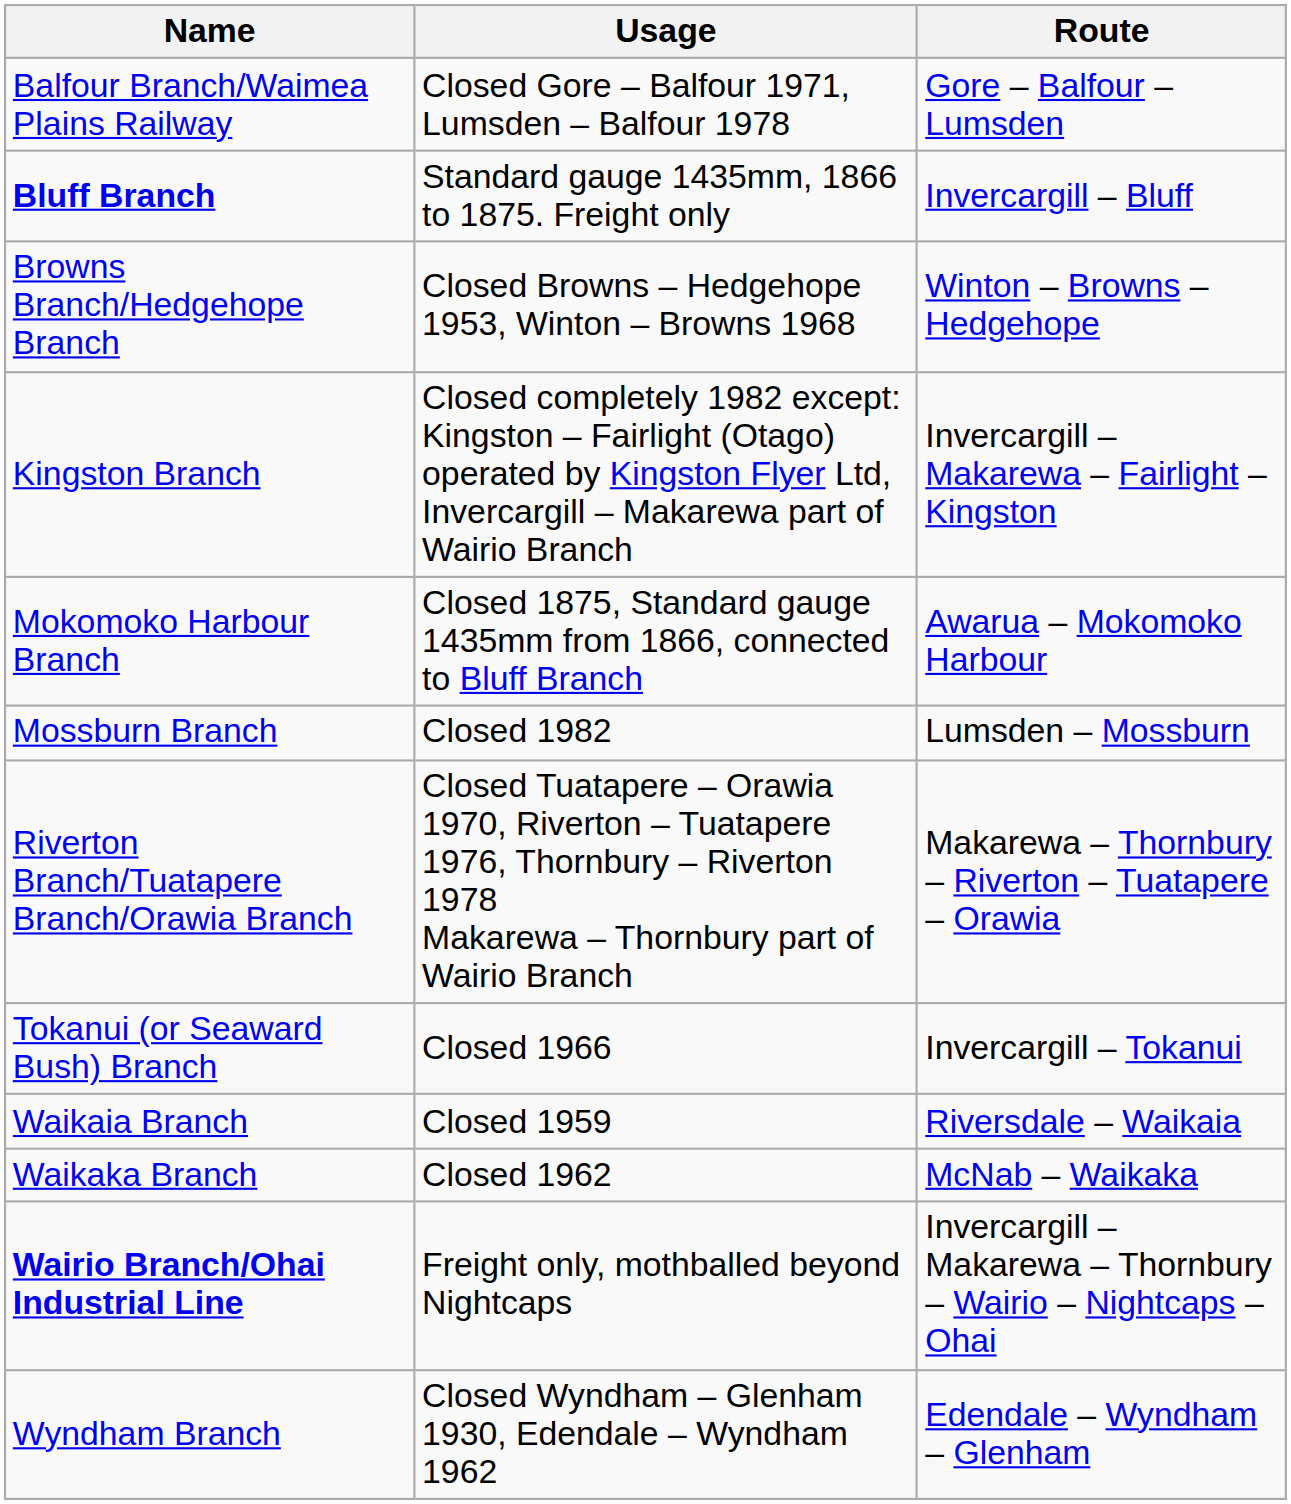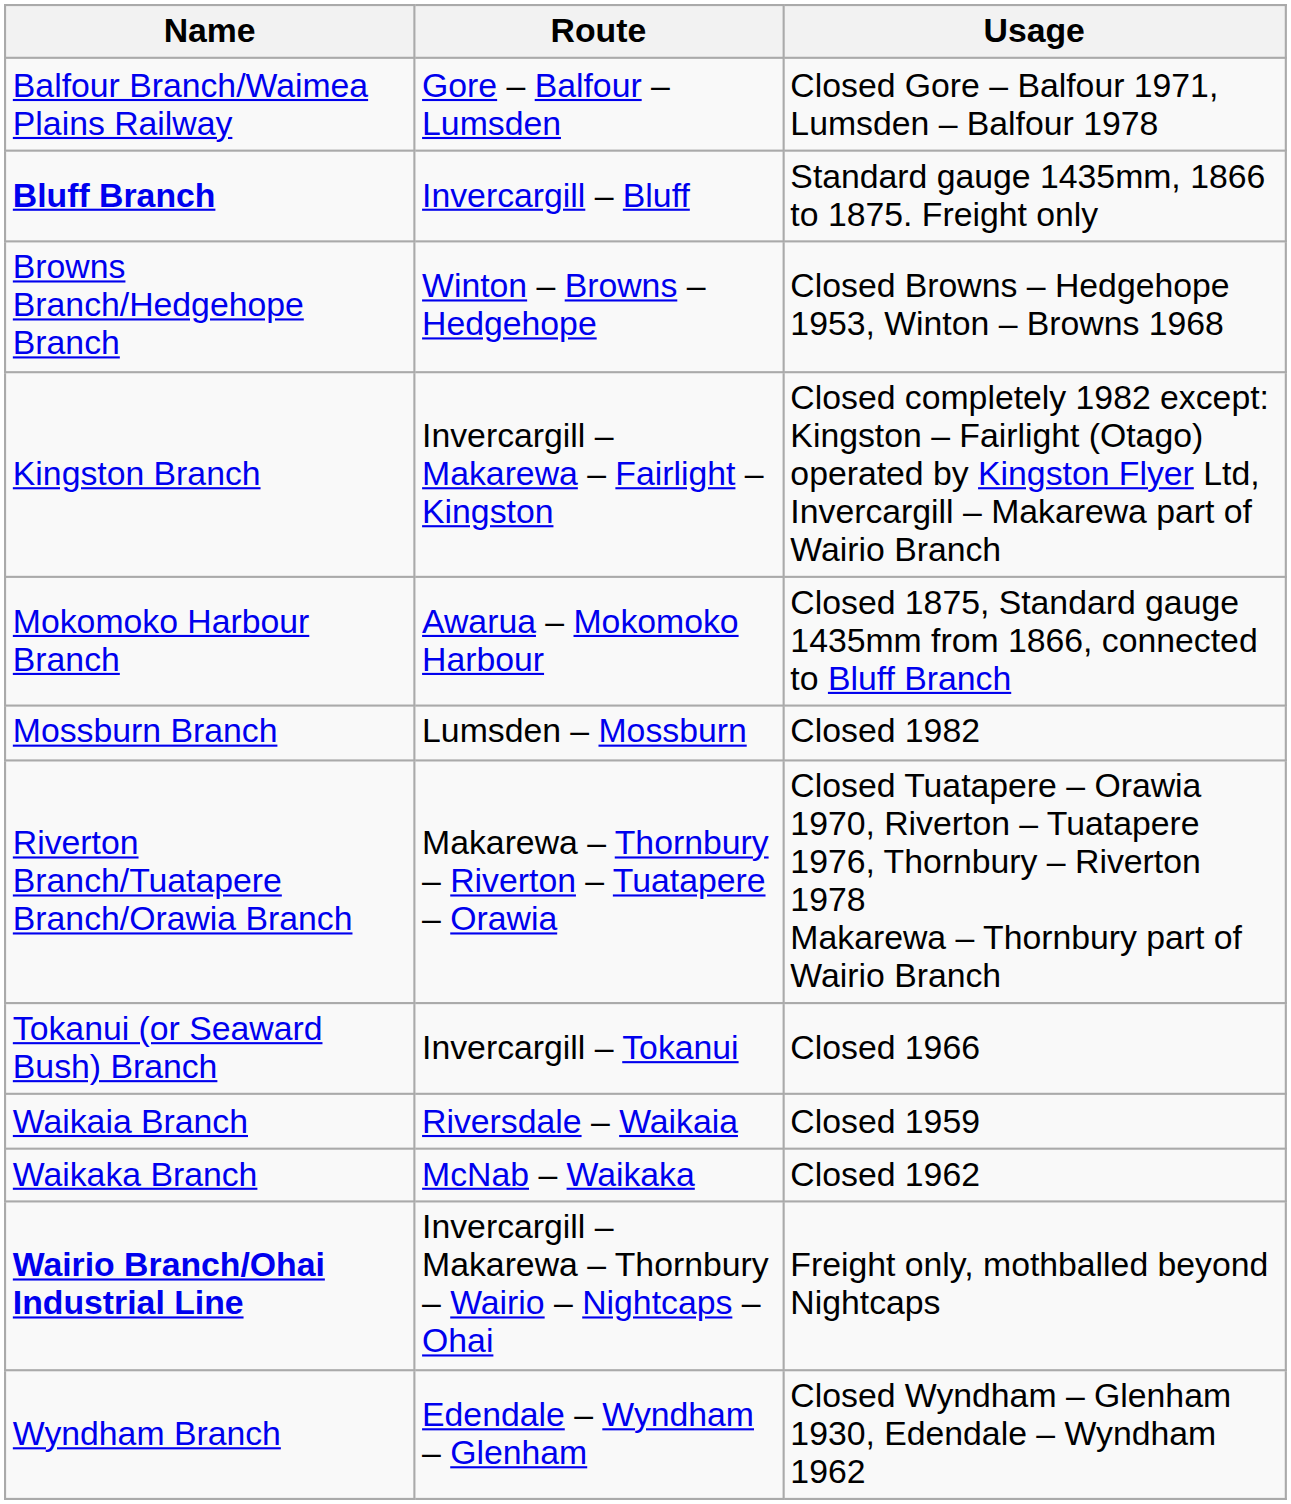columns swapped: (1102, 31) <-> (666, 31)
